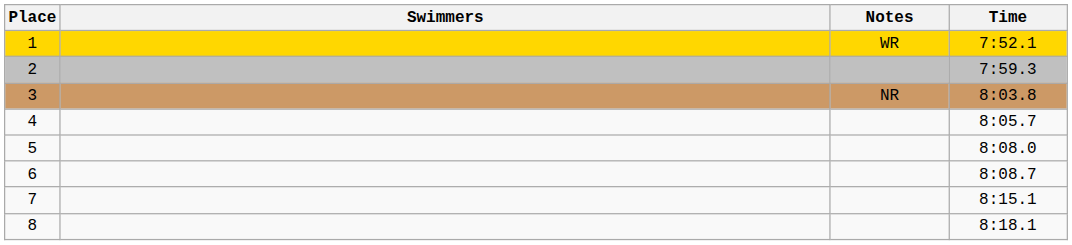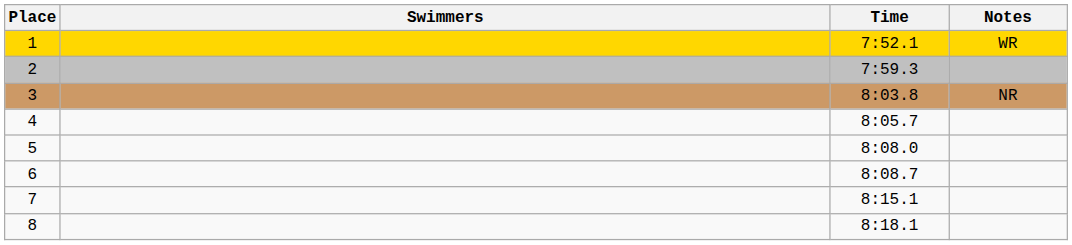columns swapped: (1008, 18) <-> (890, 18)
